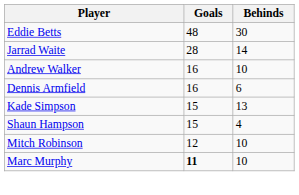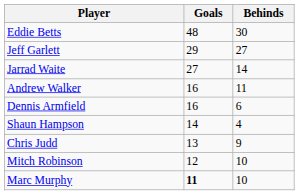+ row: (33, 50)
(192, 50) 28 -> (192, 69) 27
(242, 69) 10 -> (241, 87) 11
- row: (41, 106)
(192, 124) 15 -> (192, 124) 14
+ row: (32, 143)
